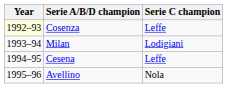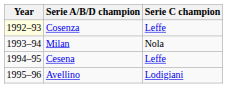(164, 43) Lodigiani -> (154, 43) Nola
(154, 75) Nola -> (164, 75) Lodigiani
